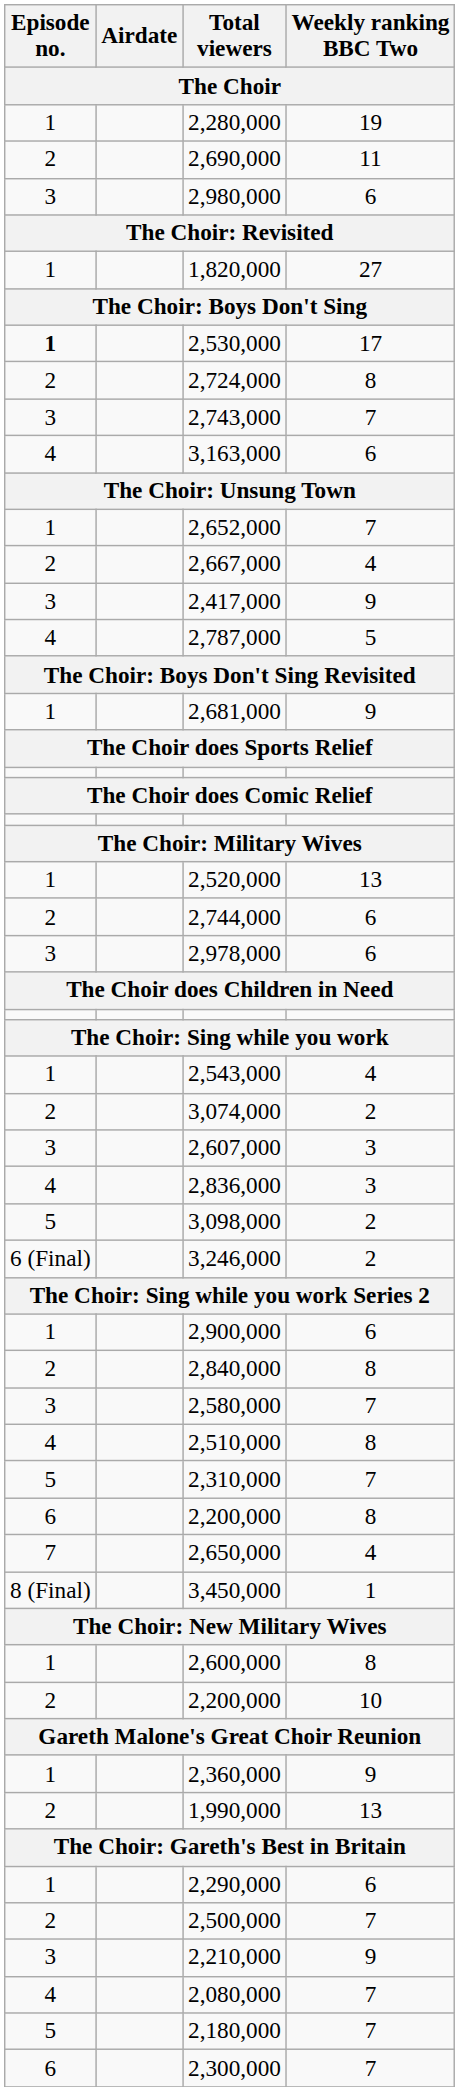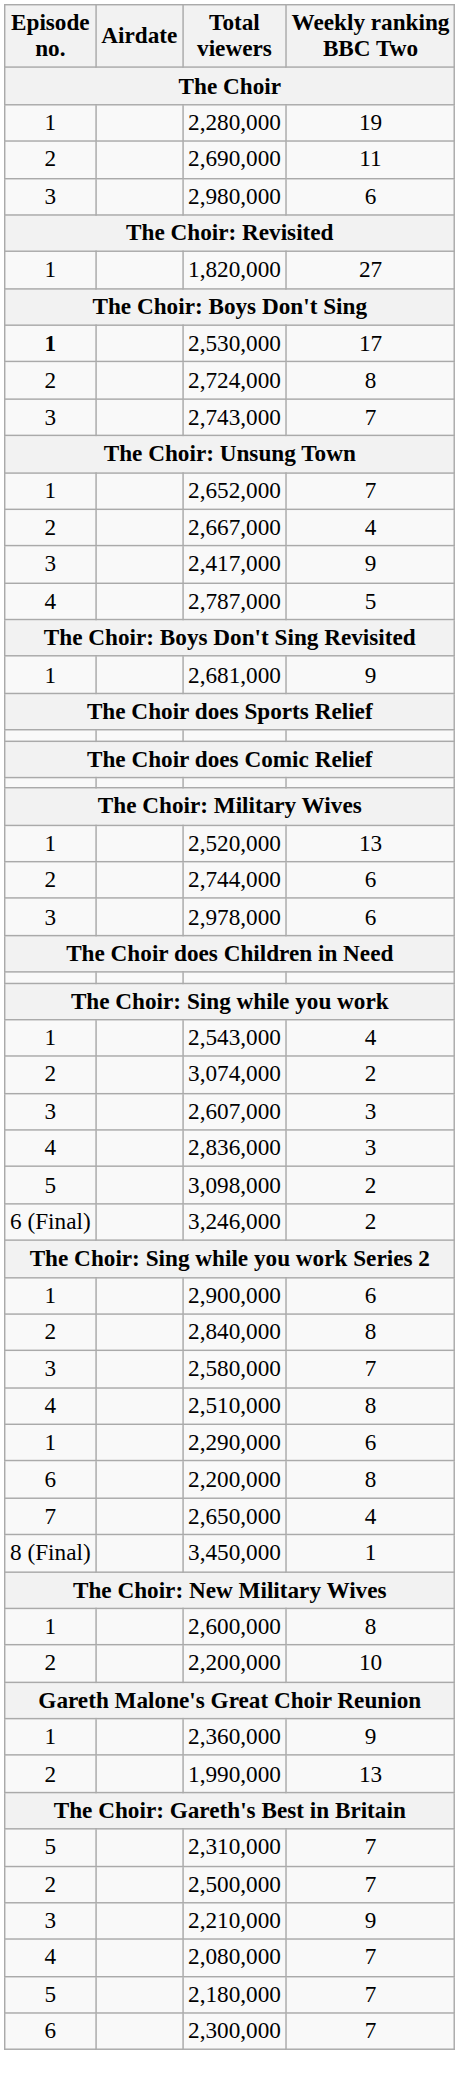- row: (234, 453)
rows swapped: (234, 1479) <-> (234, 1883)
